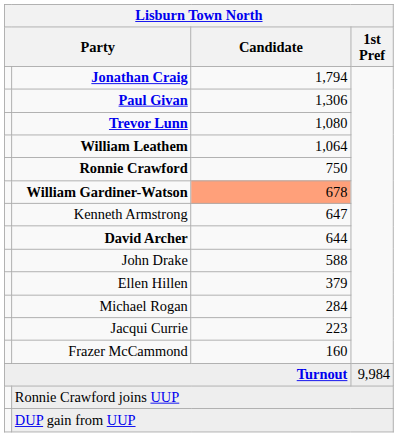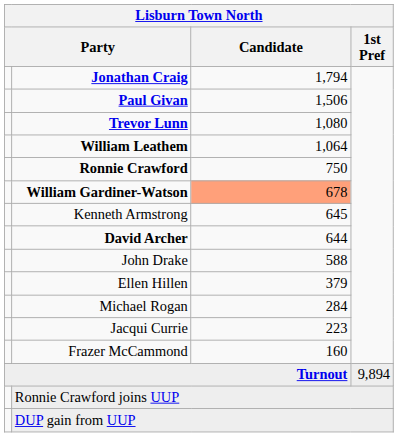(331, 100) 1,306 -> (331, 100) 1,506
(337, 214) 647 -> (337, 214) 645
(374, 374) 9,984 -> (374, 374) 9,894
